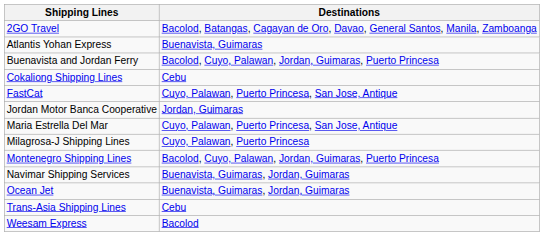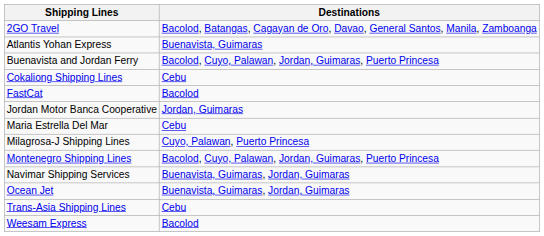(280, 93) Cuyo, Palawan, Puerto Princesa, San Jose, Antique -> (180, 93) Bacolod
(280, 126) Cuyo, Palawan, Puerto Princesa, San Jose, Antique -> (174, 126) Cebu
